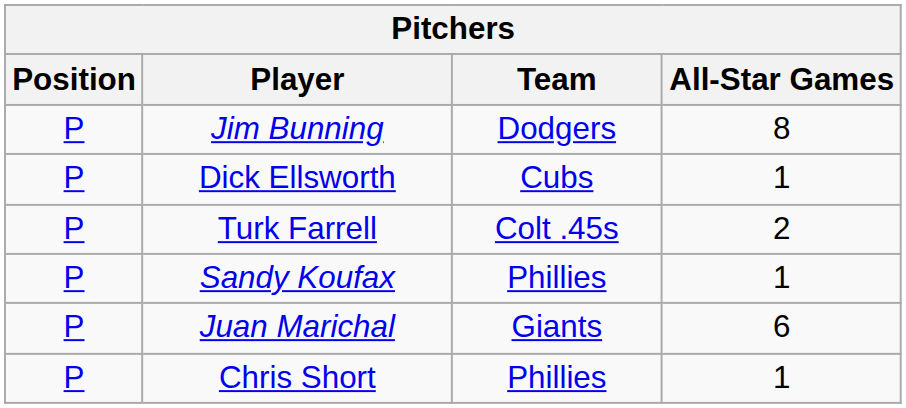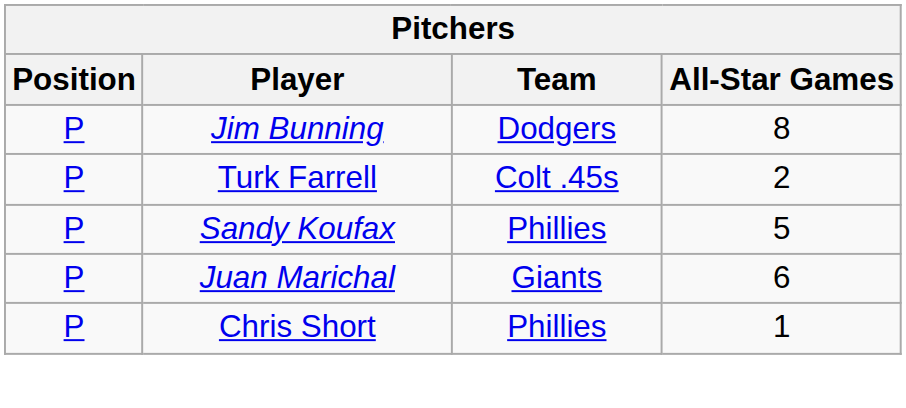- row: (297, 178)
(782, 278) 1 -> (782, 228) 5
